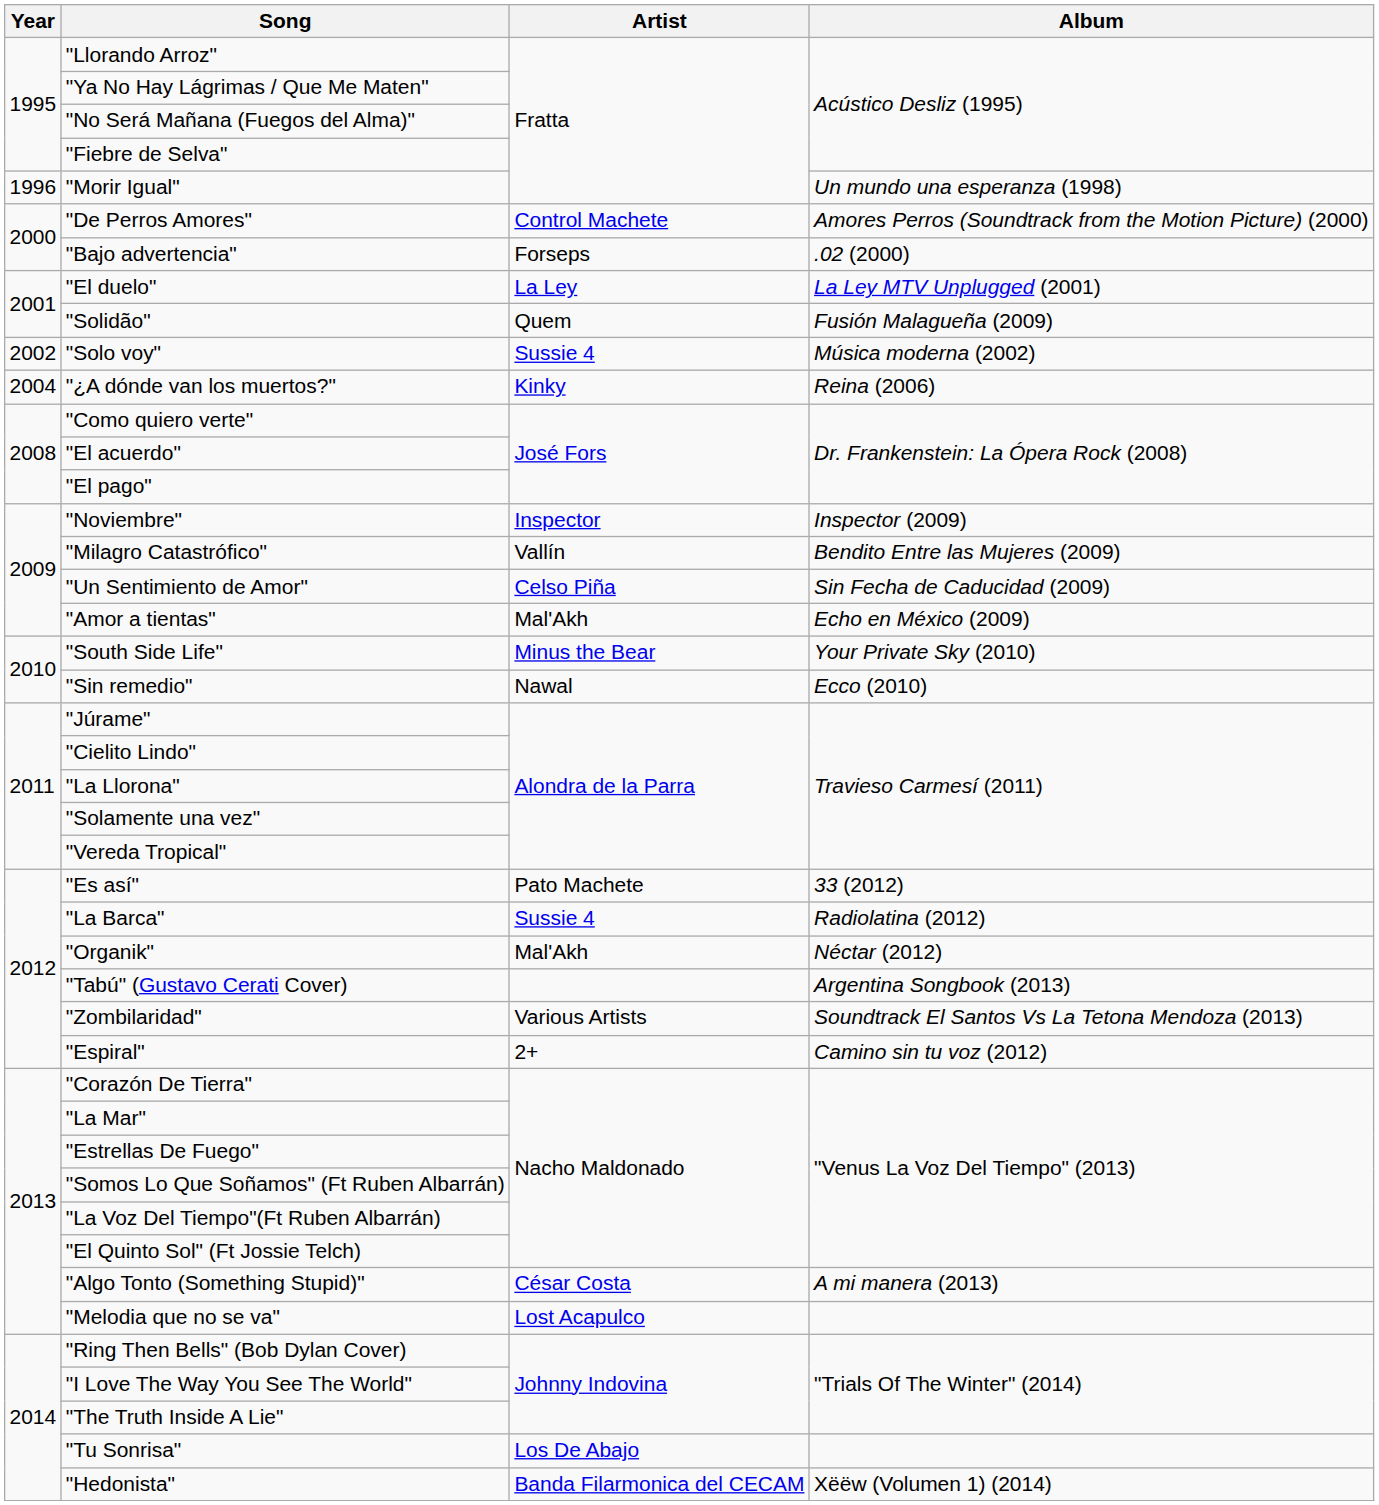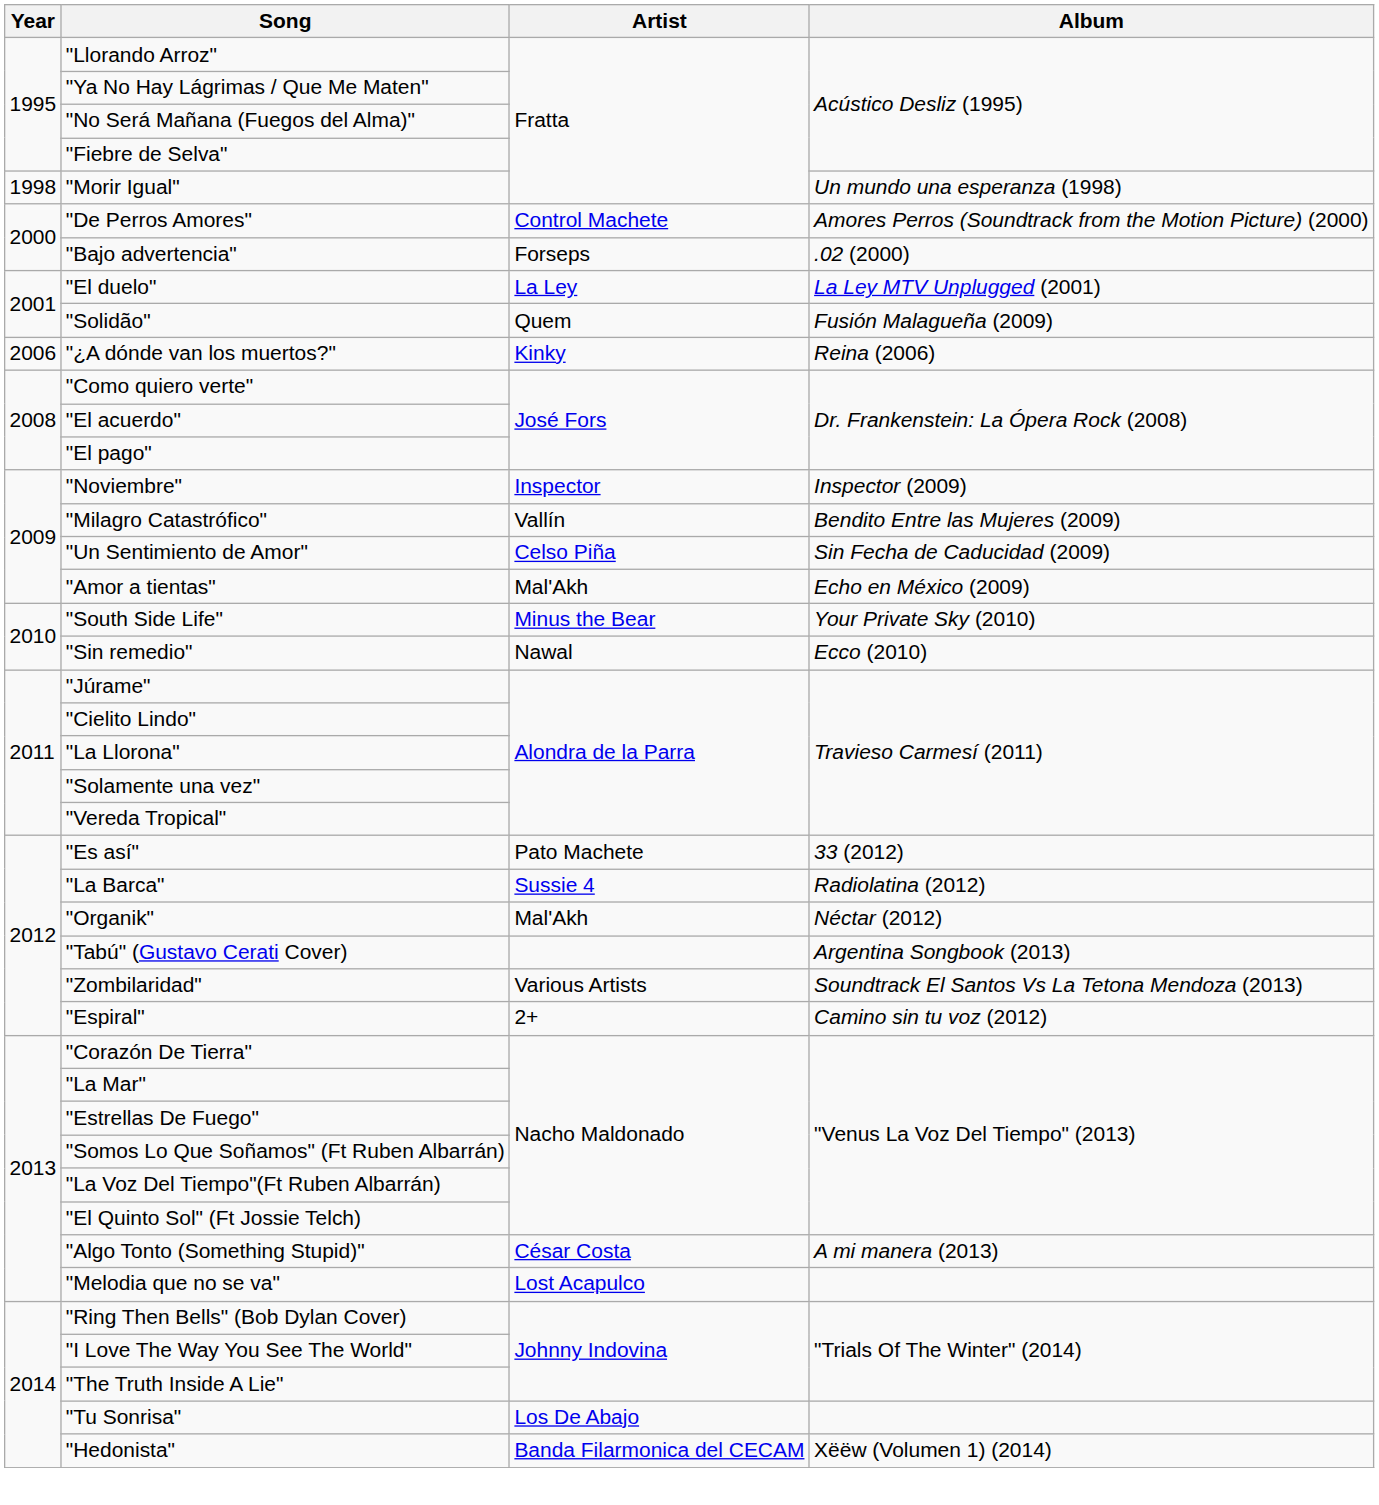(33, 187) 1996 -> (33, 187) 1998
- row: (113, 353)
(33, 386) 2004 -> (33, 353) 2006
